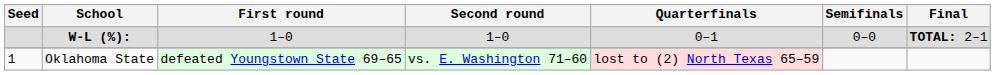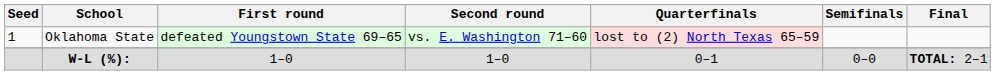rows swapped: (100, 59) <-> (100, 37)
